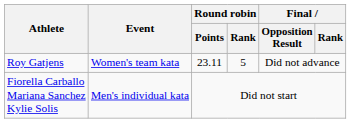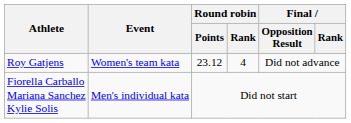(209, 63) 23.11 -> (209, 63) 23.12
(243, 63) 5 -> (243, 63) 4
